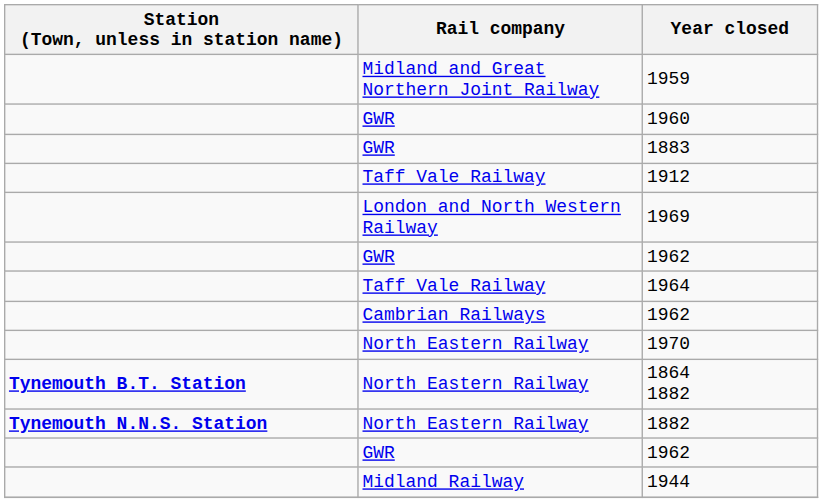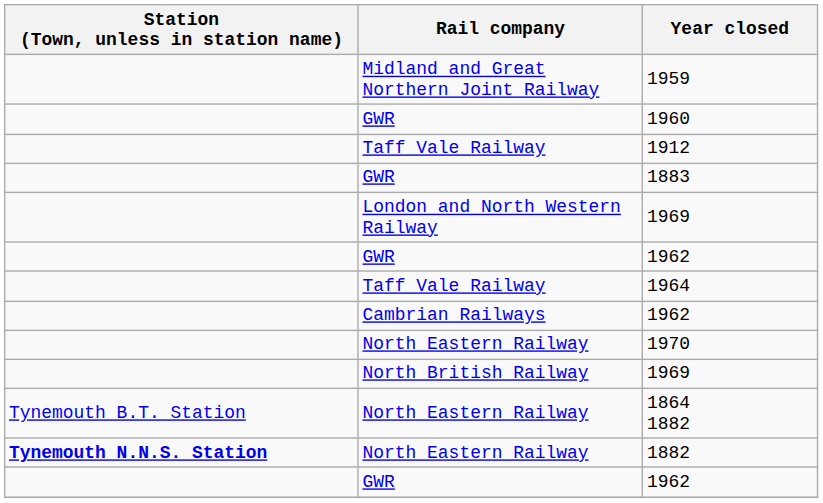rows swapped: (379, 148) <-> (454, 178)
+ row: (476, 374)
(127, 384) bold -> (127, 413) normal
- row: (443, 482)
